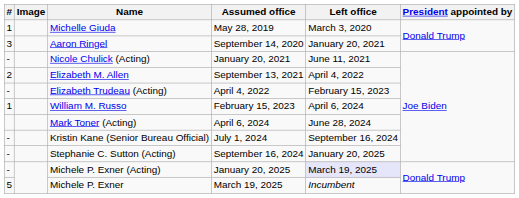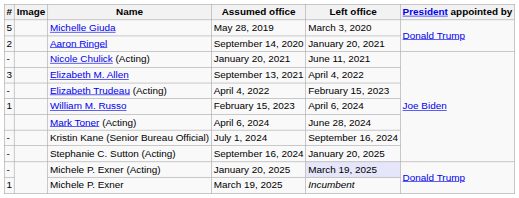(9, 28) 1 -> (9, 28) 5
(9, 43) 3 -> (9, 43) 2
(9, 75) 2 -> (9, 75) 3
(9, 185) 5 -> (9, 185) 1
